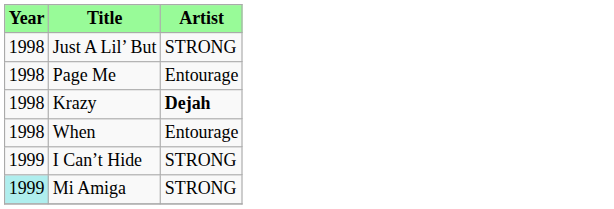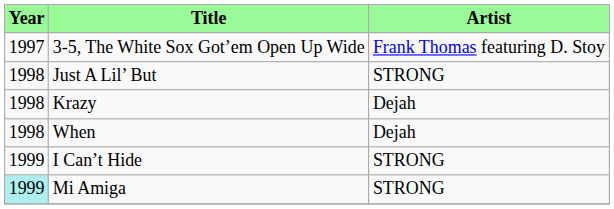+ row: (209, 47)
- row: (84, 75)
(188, 103) bold -> (394, 103) normal
(202, 132) Entourage -> (394, 132) Dejah
